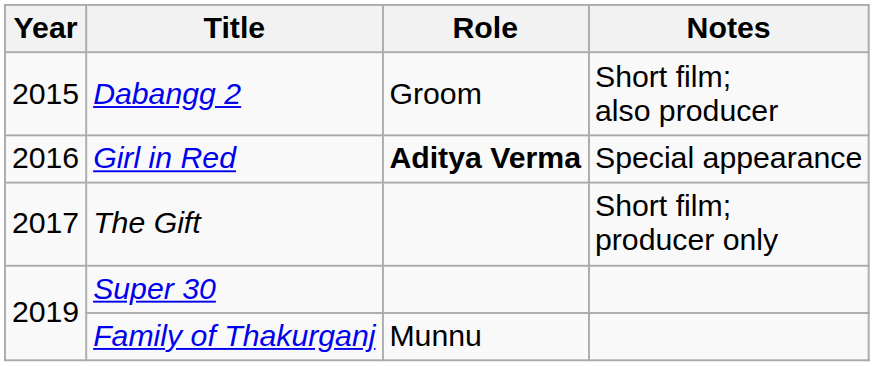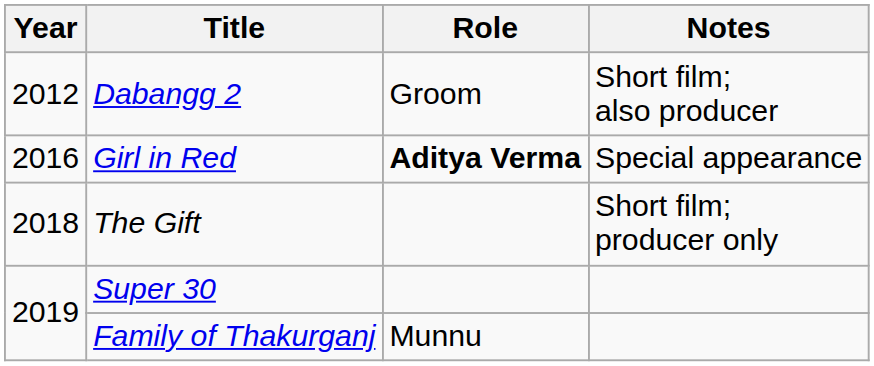(46, 93) 2015 -> (46, 93) 2012
(46, 223) 2017 -> (46, 223) 2018
